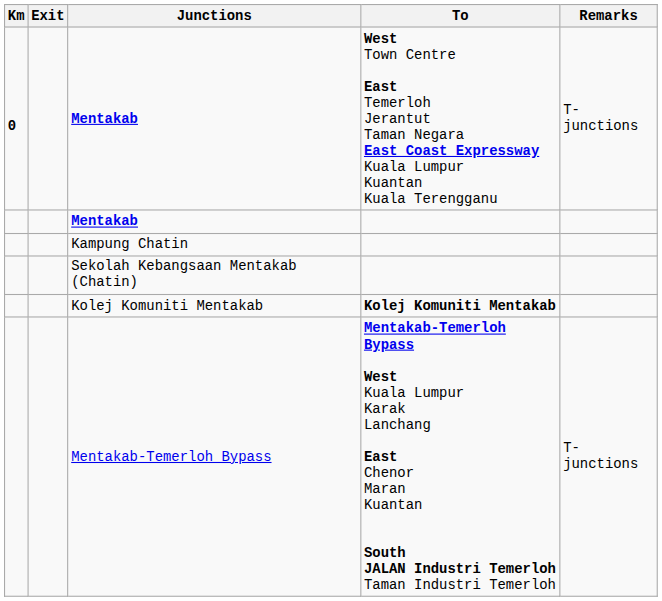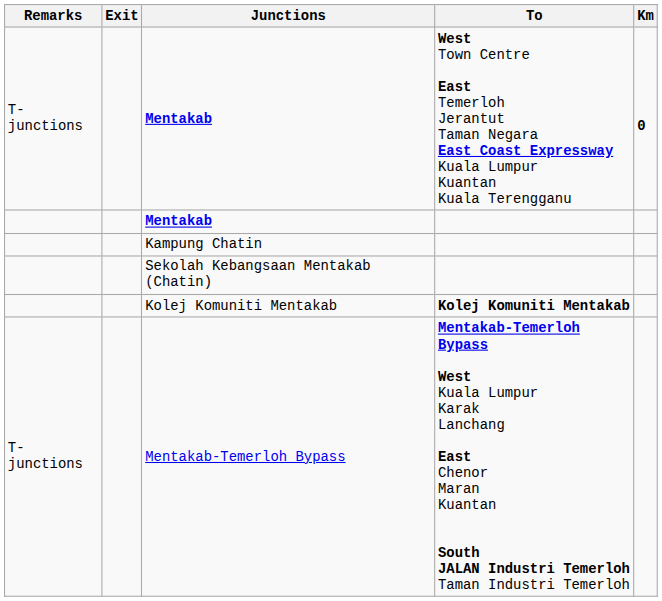columns swapped: (16, 16) <-> (609, 16)
